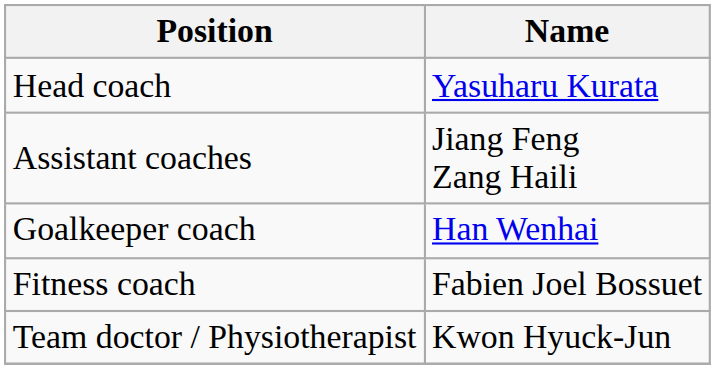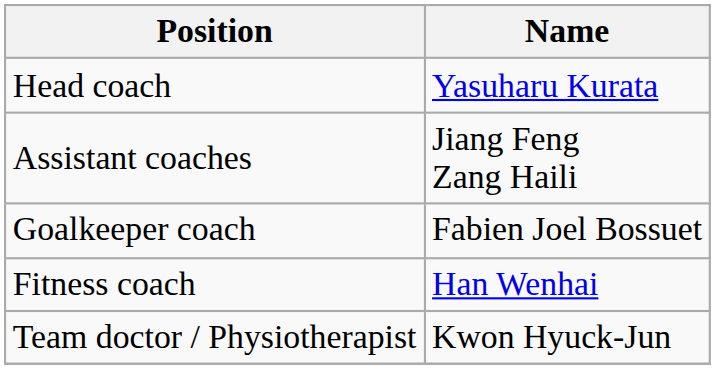(515, 229) Han Wenhai -> (567, 229) Fabien Joel Bossuet
(567, 283) Fabien Joel Bossuet -> (515, 283) Han Wenhai
